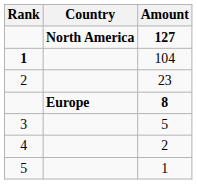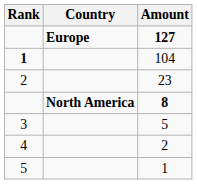(90, 37) North America -> (68, 37) Europe
(68, 102) Europe -> (90, 102) North America
